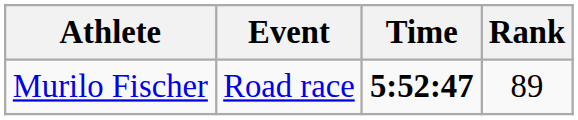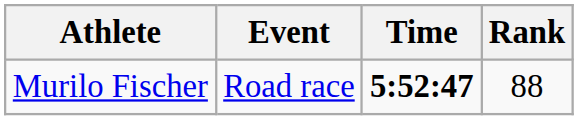(527, 85) 89 -> (527, 85) 88
